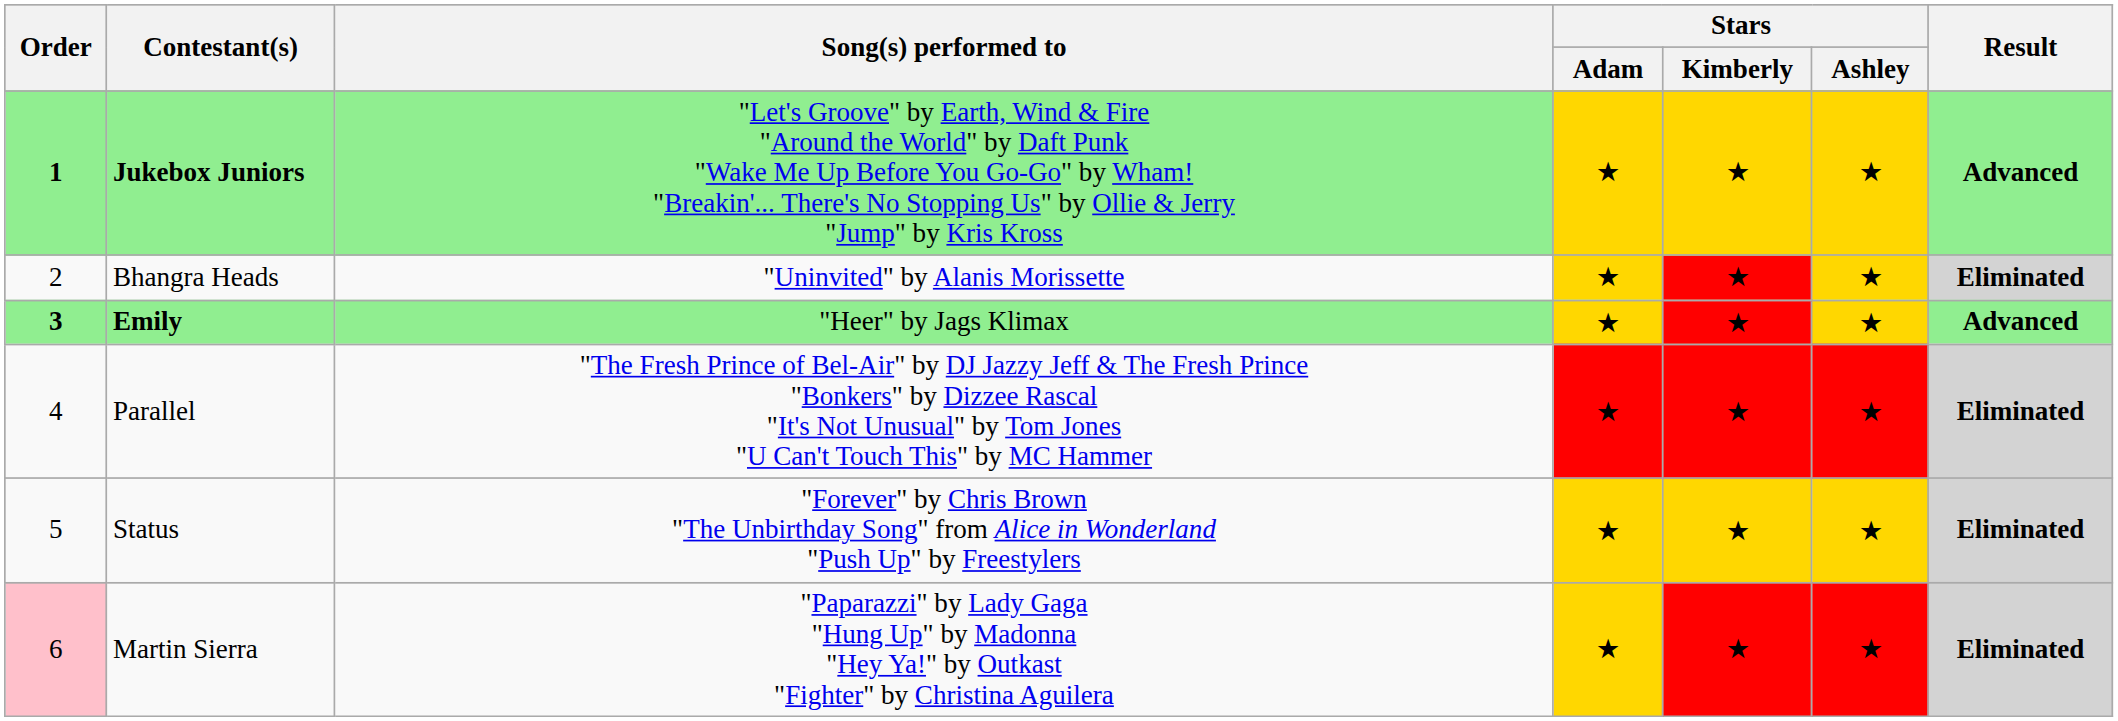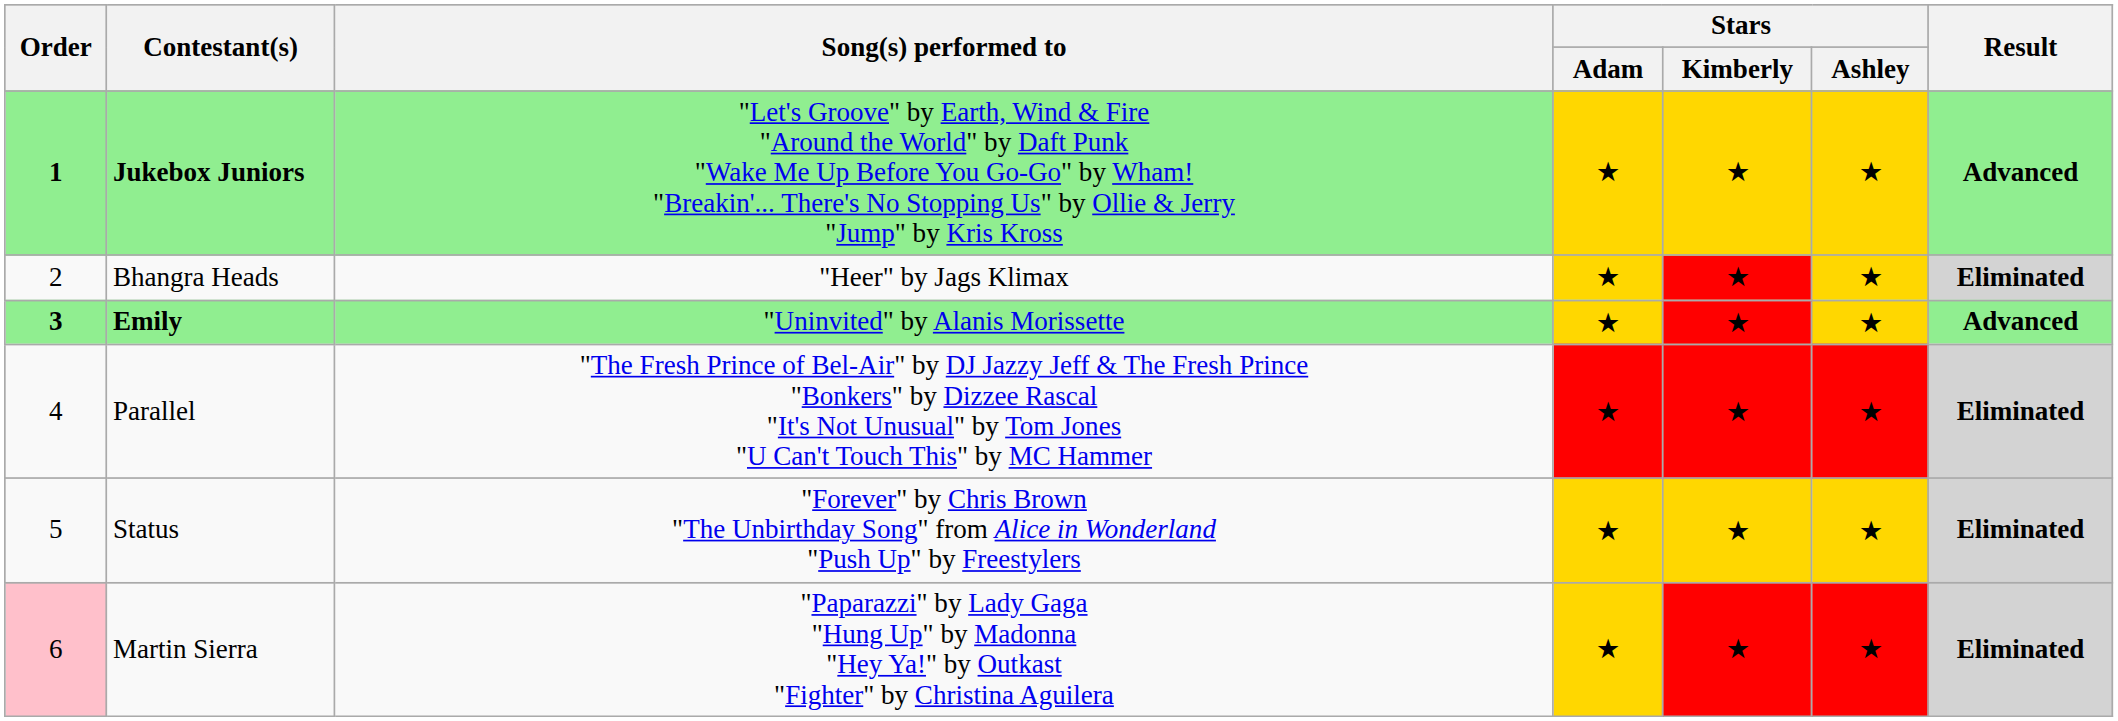(944, 277) "Uninvited" by Alanis Morissette -> (944, 277) "Heer" by Jags Klimax
(944, 321) "Heer" by Jags Klimax -> (944, 321) "Uninvited" by Alanis Morissette
